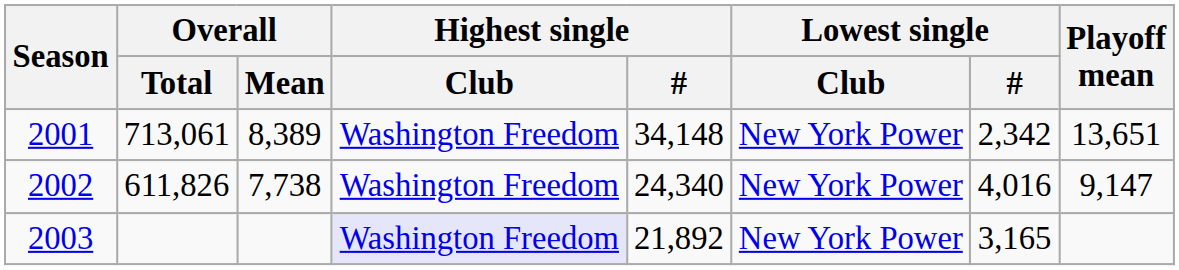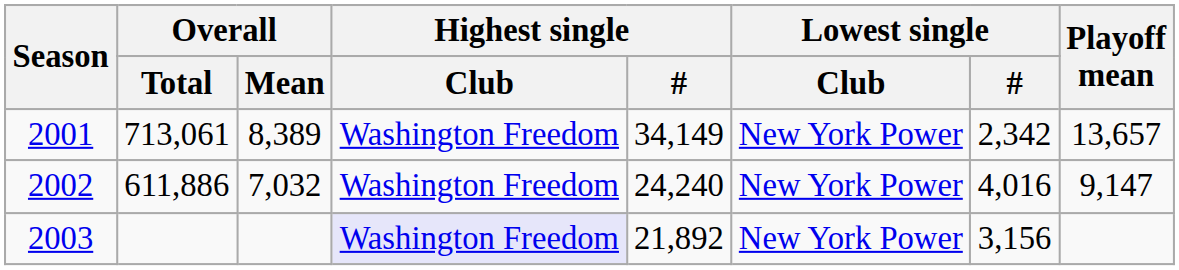(679, 133) 34,148 -> (679, 133) 34,149
(1116, 133) 13,651 -> (1116, 133) 13,657
(177, 185) 611,826 -> (177, 185) 611,886
(285, 185) 7,738 -> (285, 185) 7,032
(679, 185) 24,340 -> (679, 185) 24,240
(1015, 237) 3,165 -> (1015, 237) 3,156
